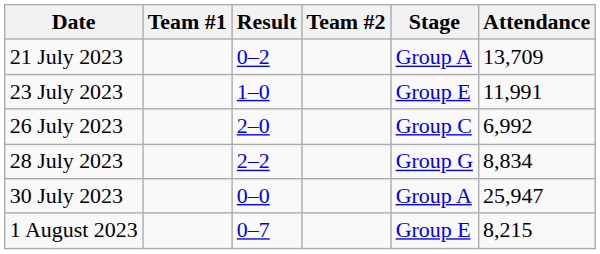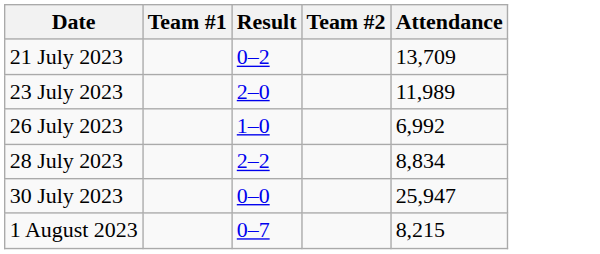- column: (434, 21)
(253, 91) 1–0 -> (253, 91) 2–0
(513, 91) 11,991 -> (425, 91) 11,989
(253, 126) 2–0 -> (253, 126) 1–0
